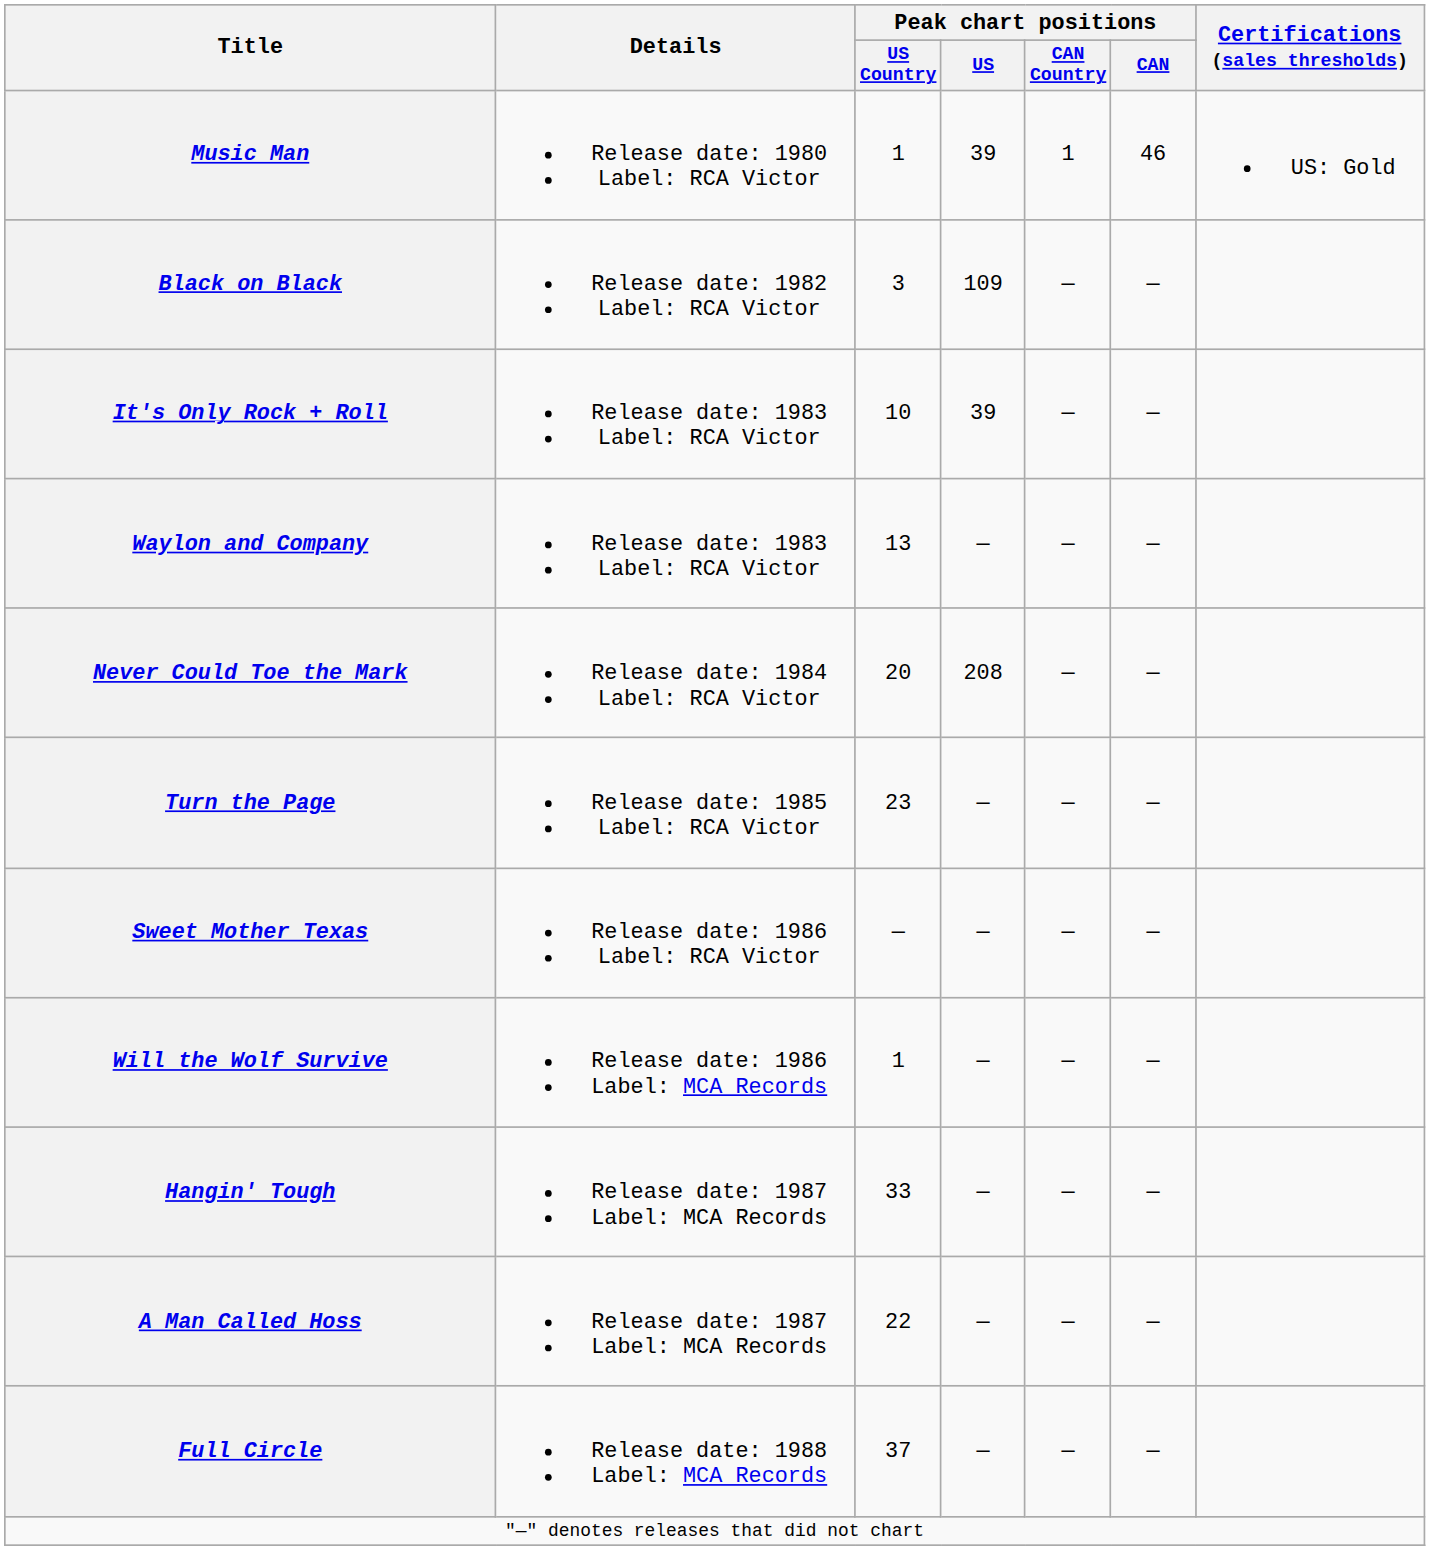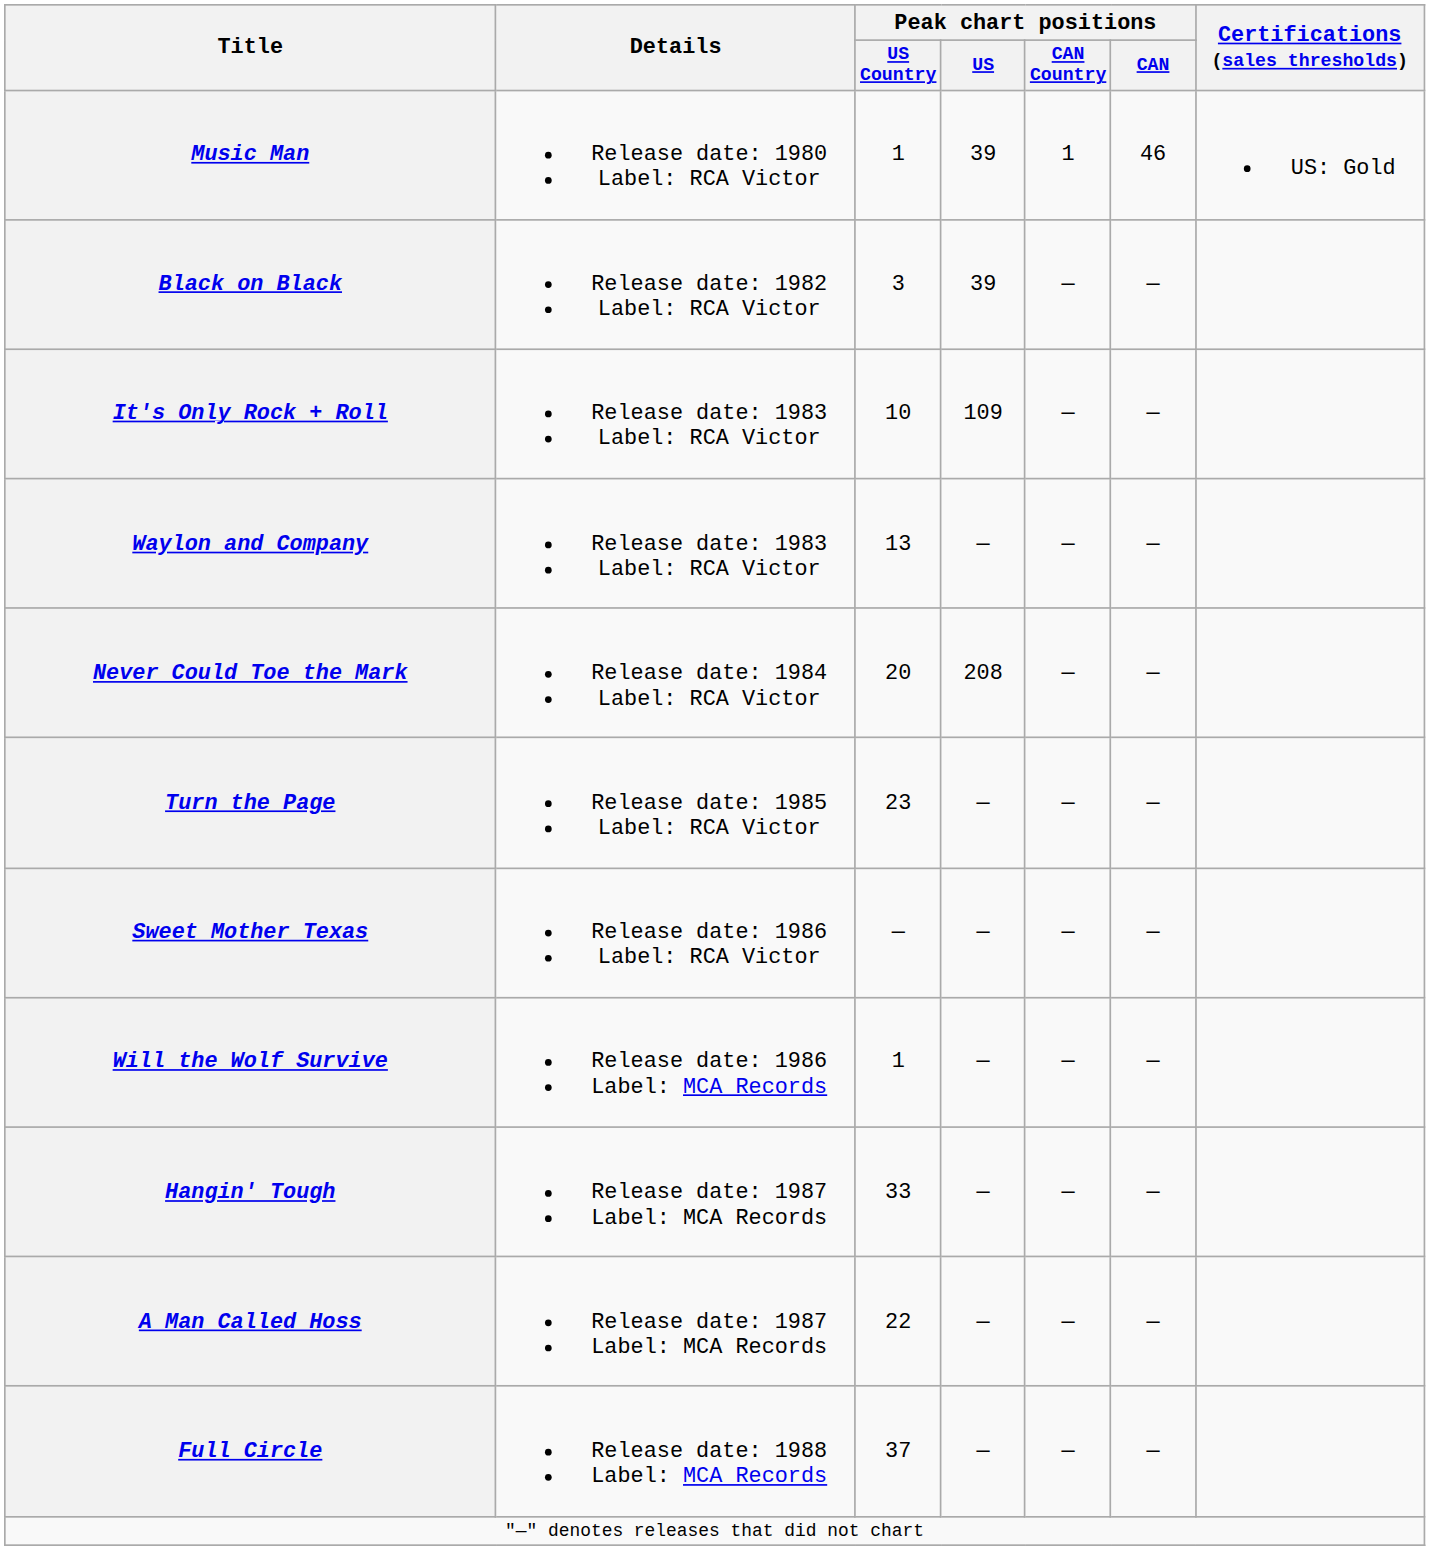(983, 284) 109 -> (983, 284) 39
(983, 414) 39 -> (983, 414) 109
